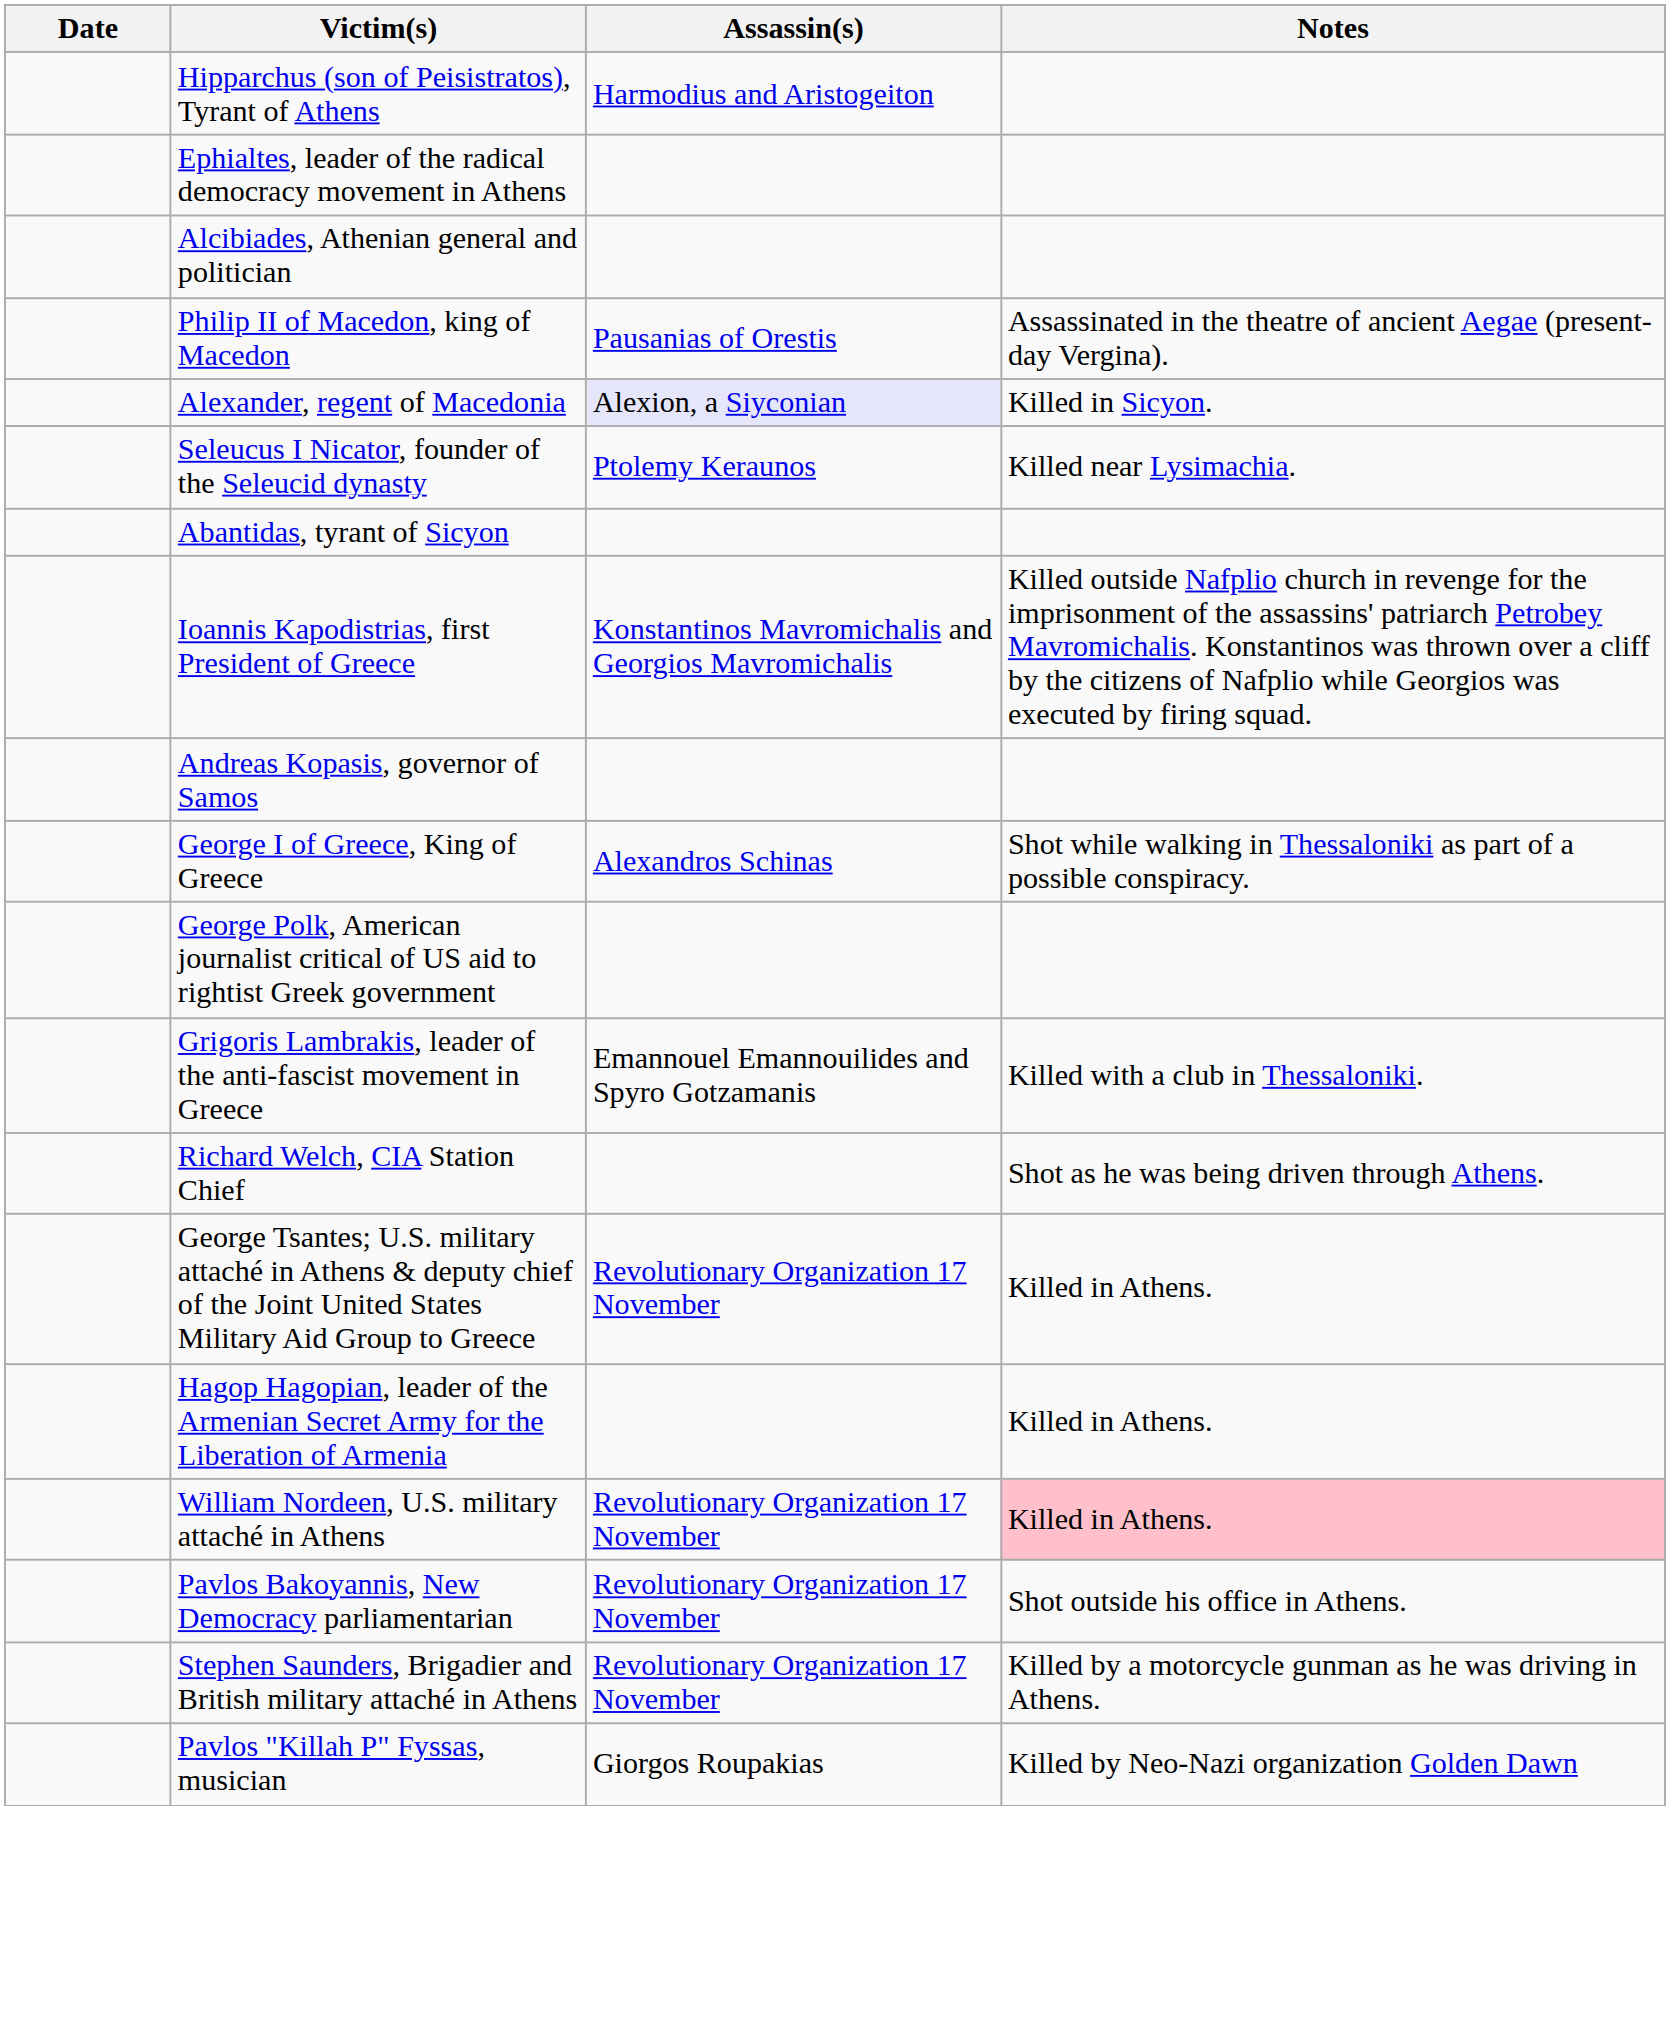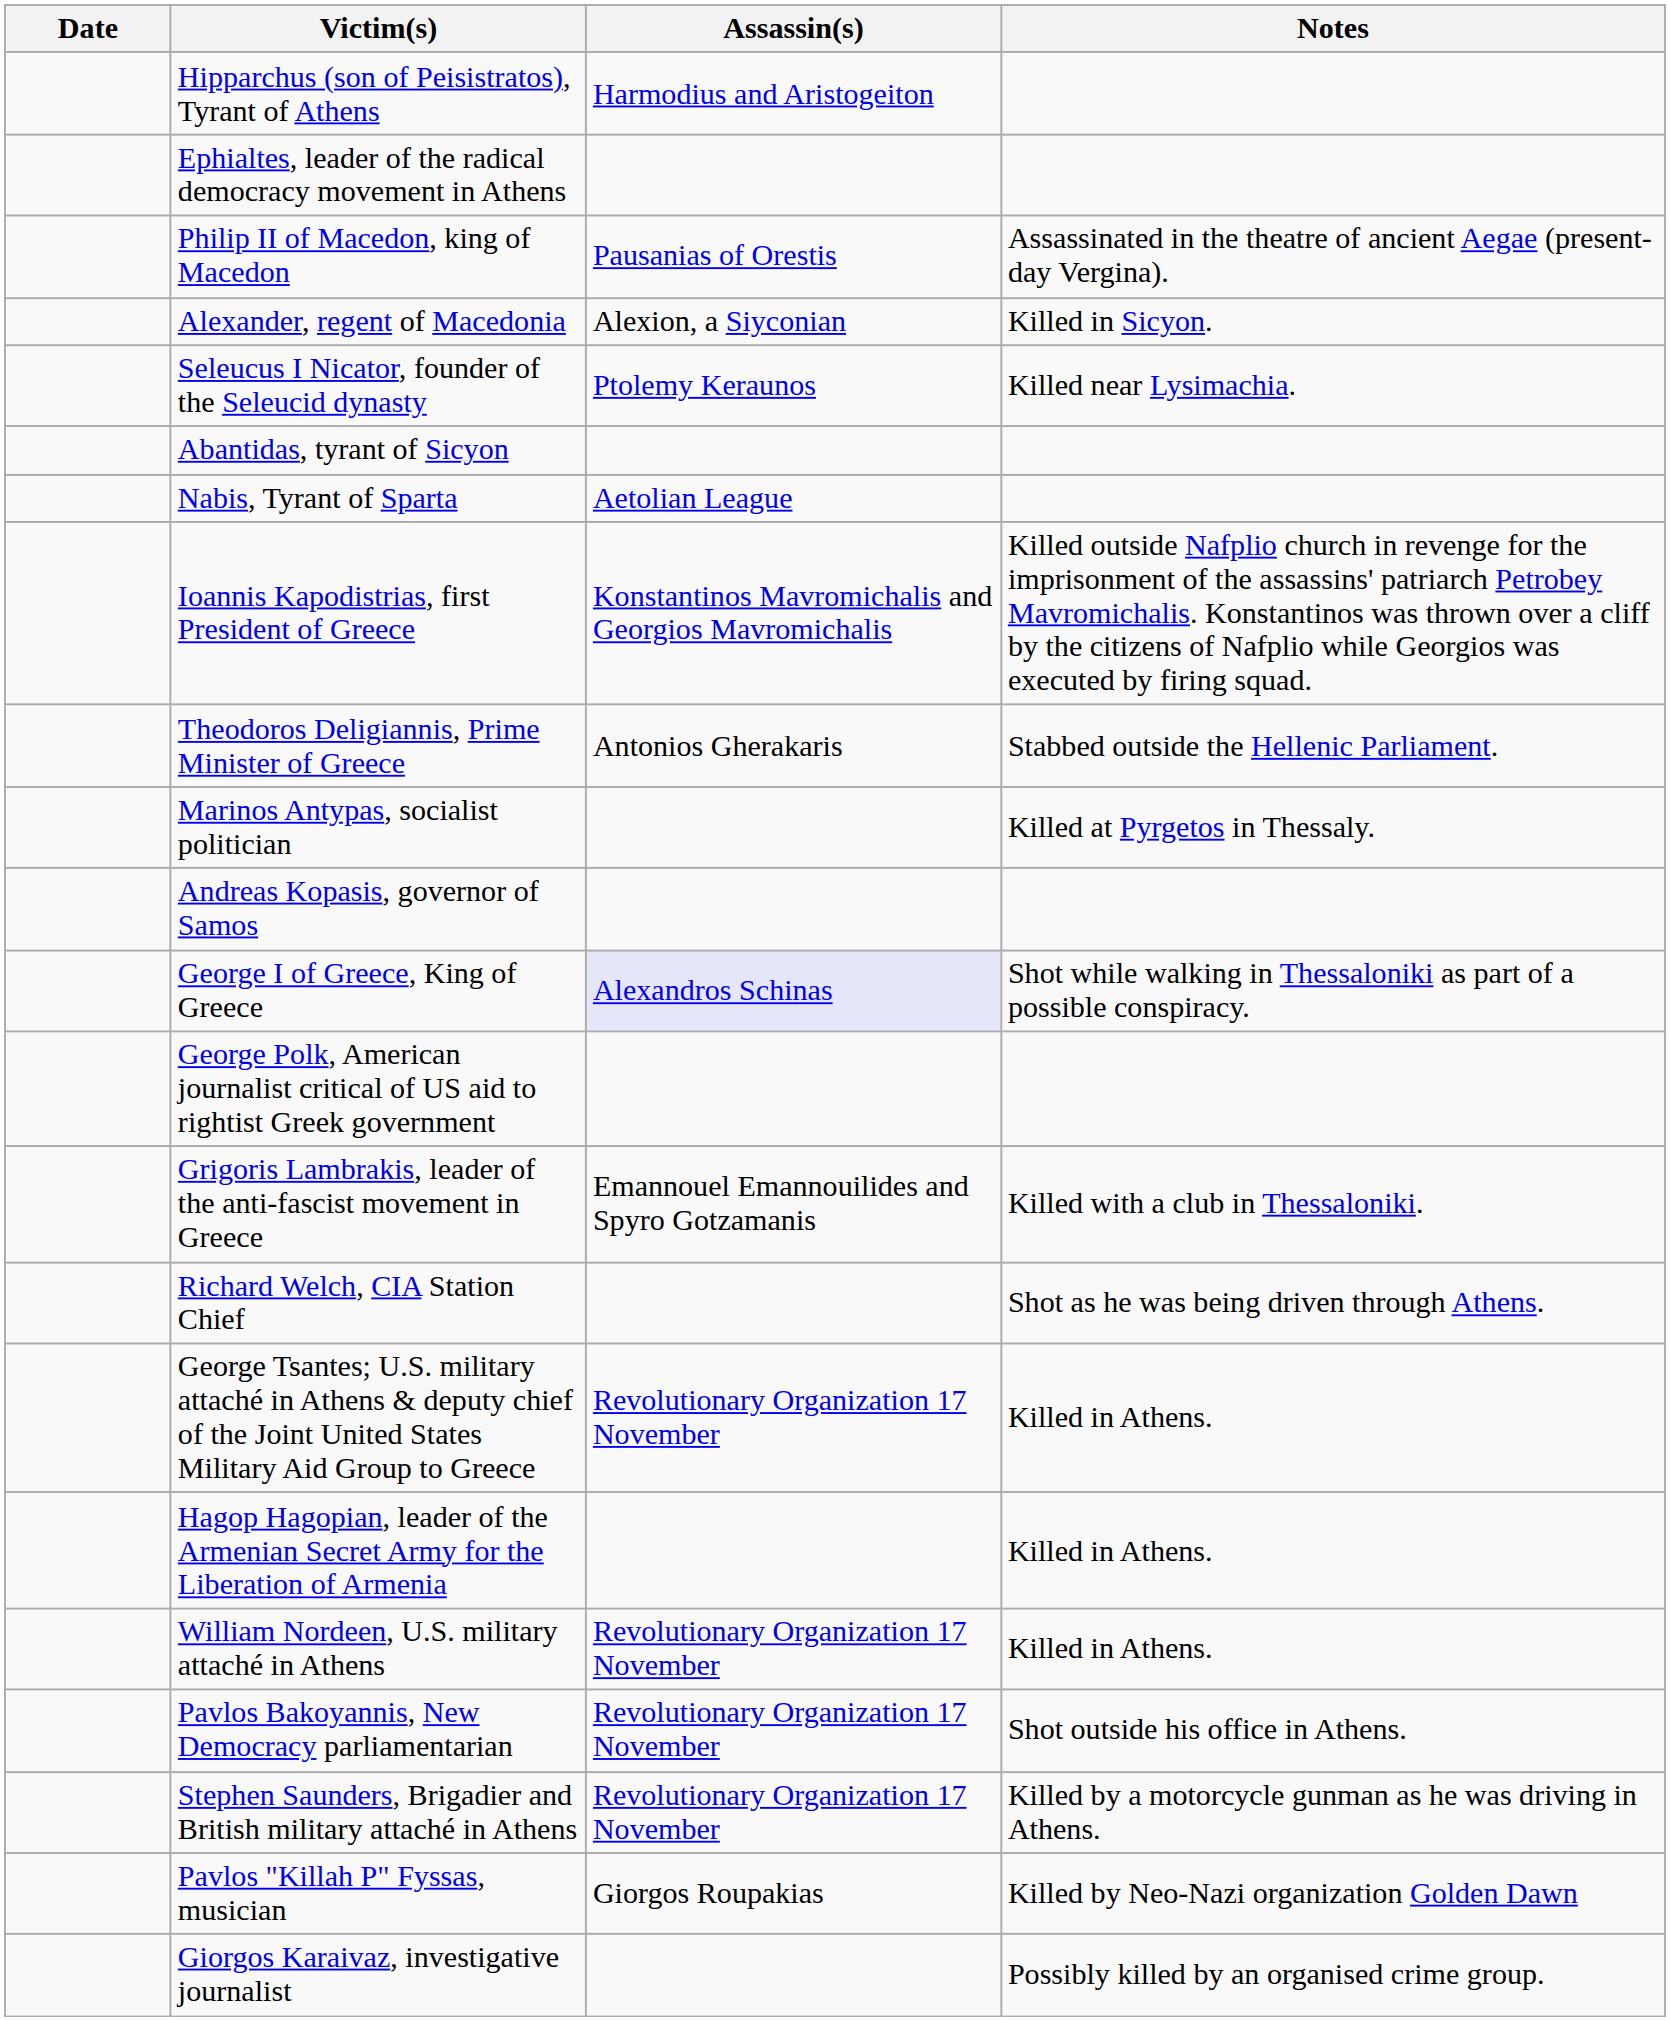- row: (378, 256)
(719, 402) lavender background -> (719, 320) no background
+ row: (318, 497)
+ row: (359, 745)
+ row: (338, 826)
(713, 860) no background -> (713, 989) lavender background
(1110, 1519) pink background -> (1110, 1648) no background
+ row: (368, 1974)
